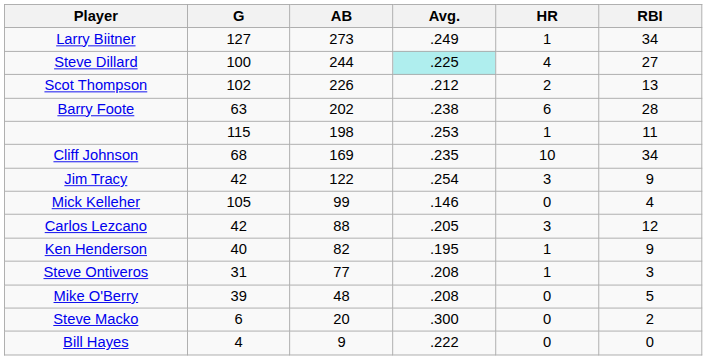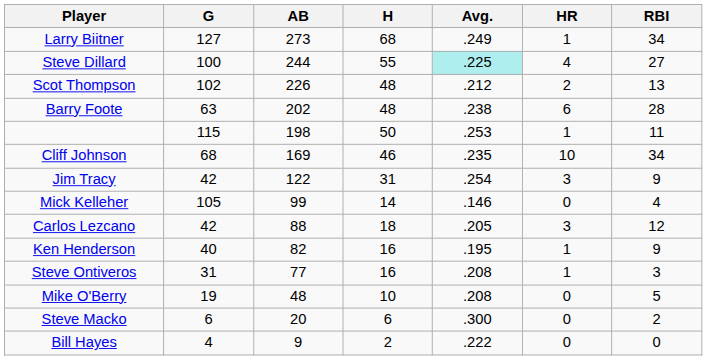+ column: (388, 16)
(239, 296) 39 -> (209, 296) 19
